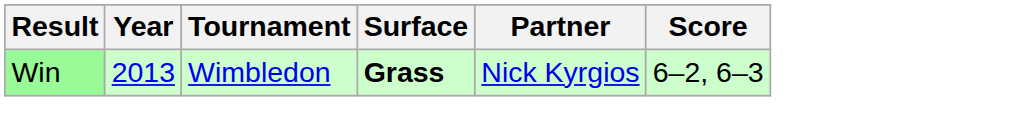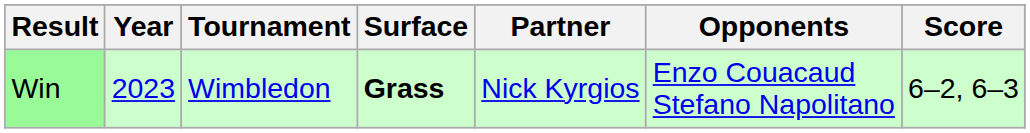+ column: (774, 27)
(143, 72) 2013 -> (143, 88) 2023
